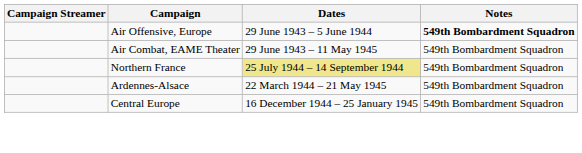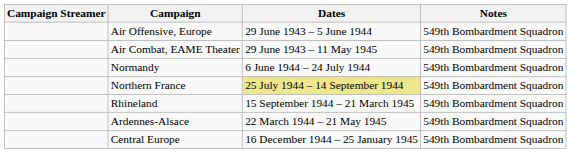(499, 31) bold -> (493, 31) normal
+ row: (135, 67)
+ row: (134, 103)
